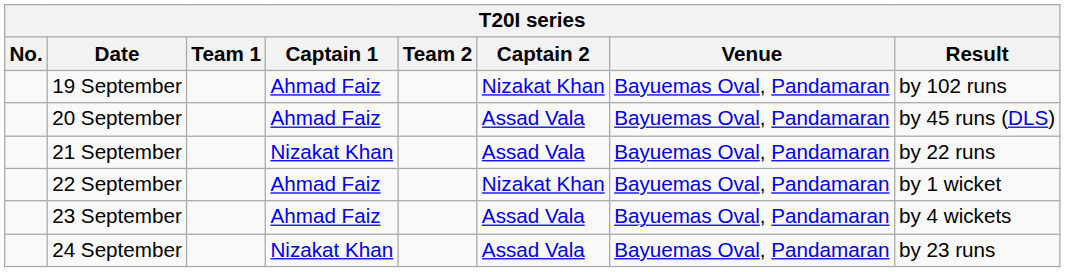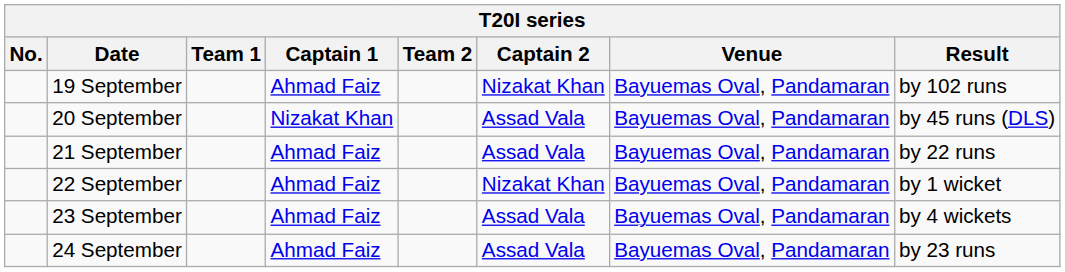(326, 119) Ahmad Faiz -> (332, 119) Nizakat Khan
(332, 151) Nizakat Khan -> (326, 151) Ahmad Faiz
(332, 250) Nizakat Khan -> (326, 250) Ahmad Faiz
